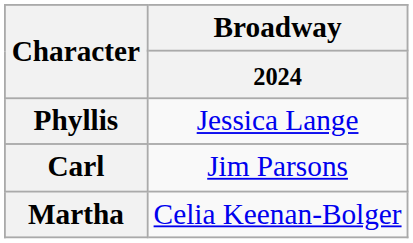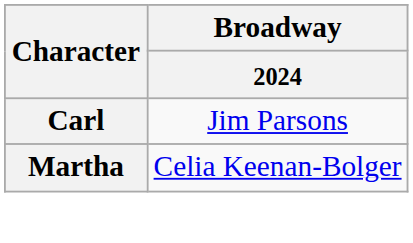- row: (76, 120)
